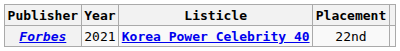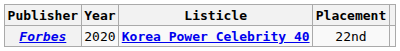(100, 36) 2021 -> (100, 36) 2020
